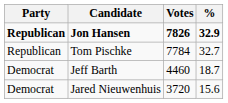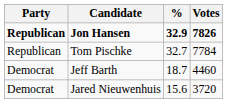columns swapped: (180, 13) <-> (209, 13)
